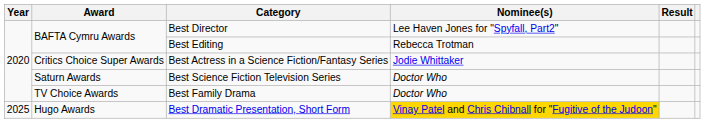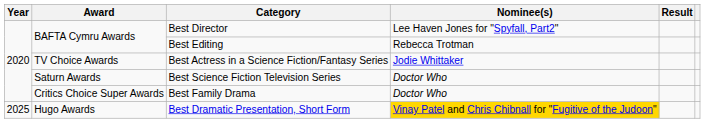(99, 61) Critics Choice Super Awards -> (76, 61) TV Choice Awards
(76, 93) TV Choice Awards -> (99, 93) Critics Choice Super Awards
